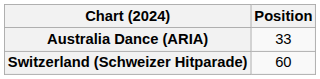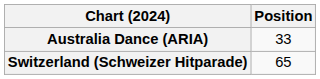(283, 62) 60 -> (283, 62) 65
